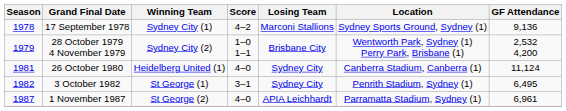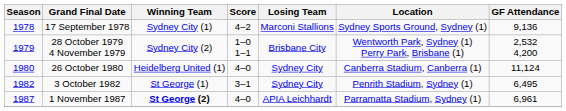(24, 68) 1981 -> (24, 68) 1980
(179, 99) normal -> (179, 99) bold
